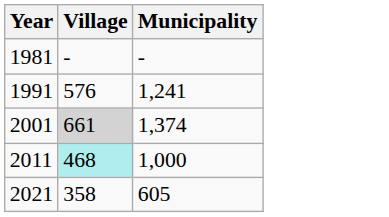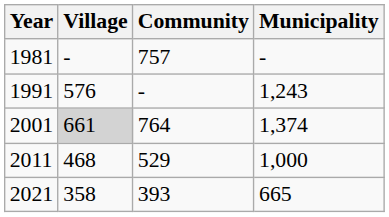+ column: (193, 21)
(162, 90) 1,241 -> (283, 90) 1,243
(80, 159) paleturquoise background -> (80, 159) no background
(154, 194) 605 -> (275, 194) 665
